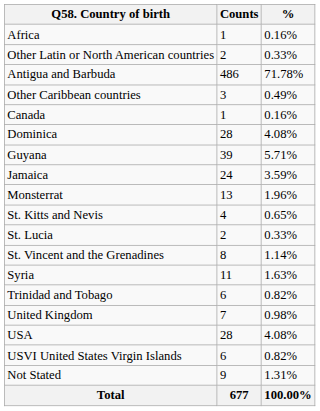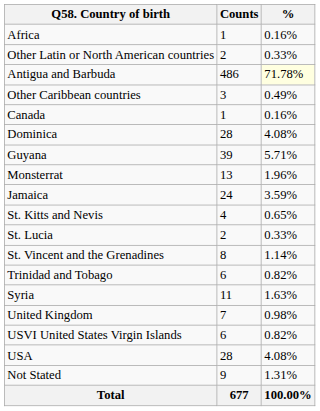(284, 74) no background -> (284, 74) lightyellow background
rows swapped: (28, 174) <-> (35, 194)
rows swapped: (21, 275) <-> (60, 295)
rows swapped: (20, 335) <-> (94, 355)
